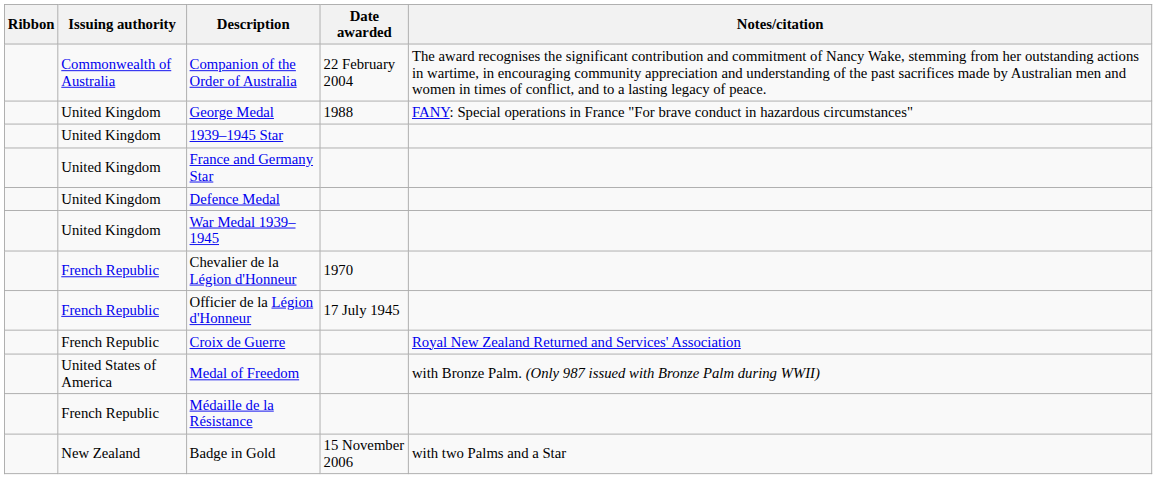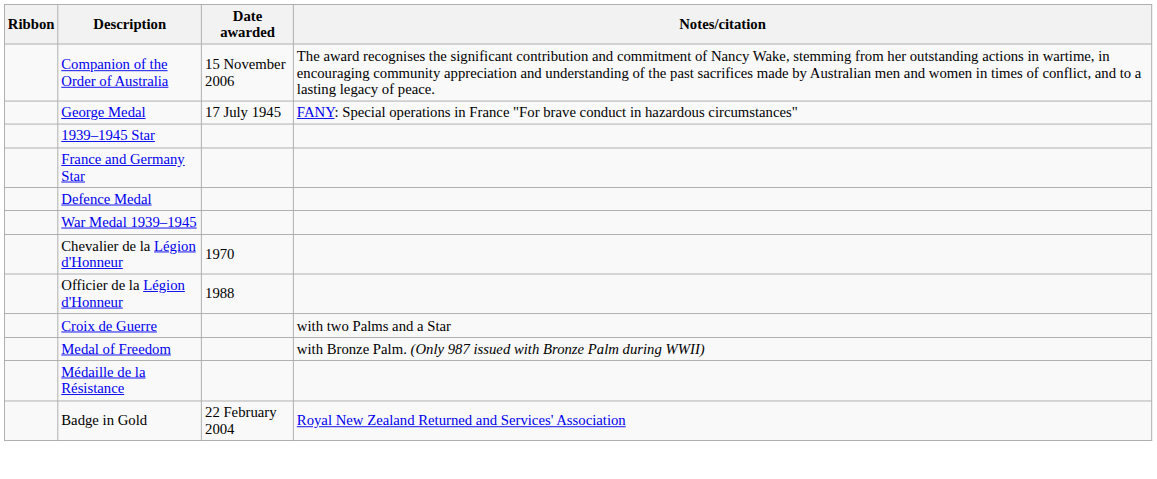- column: (122, 24)
(359, 72) 22 February 2004 -> (245, 72) 15 November 2006
(338, 112) 1988 -> (243, 112) 17 July 1945
(362, 310) 17 July 1945 -> (220, 294) 1988
(576, 342) Royal New Zealand Returned and Services' Association -> (374, 325) with two Palms and a Star
(364, 453) 15 November 2006 -> (241, 420) 22 February 2004
(489, 453) with two Palms and a Star -> (461, 420) Royal New Zealand Returned and Services' Association
